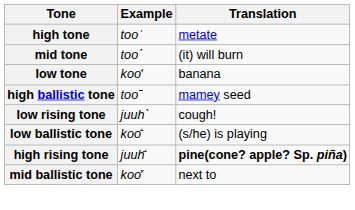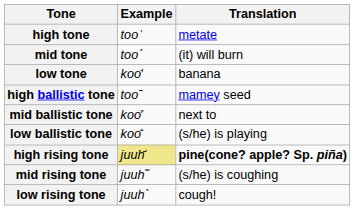rows swapped: (61, 174) <-> (61, 114)
(133, 154) no background -> (133, 154) khaki background
+ row: (61, 174)
